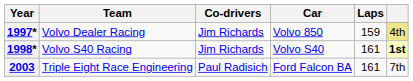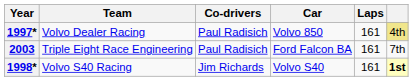(231, 32) Jim Richards -> (233, 32) Paul Radisich
(371, 32) 159 -> (371, 32) 161
rows swapped: (22, 50) <-> (22, 68)
